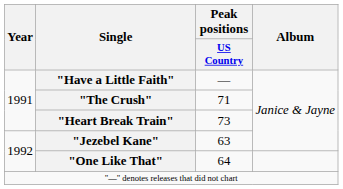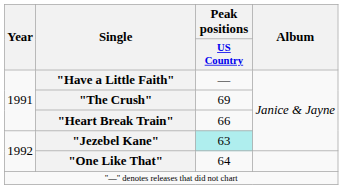(224, 100) 71 -> (224, 100) 69
(224, 120) 73 -> (224, 120) 66
(224, 140) no background -> (224, 140) paleturquoise background
